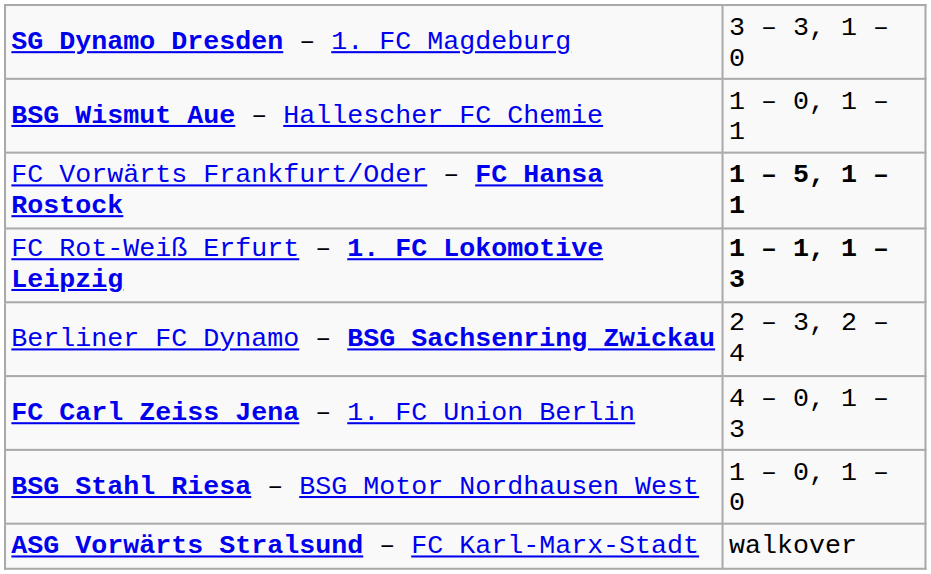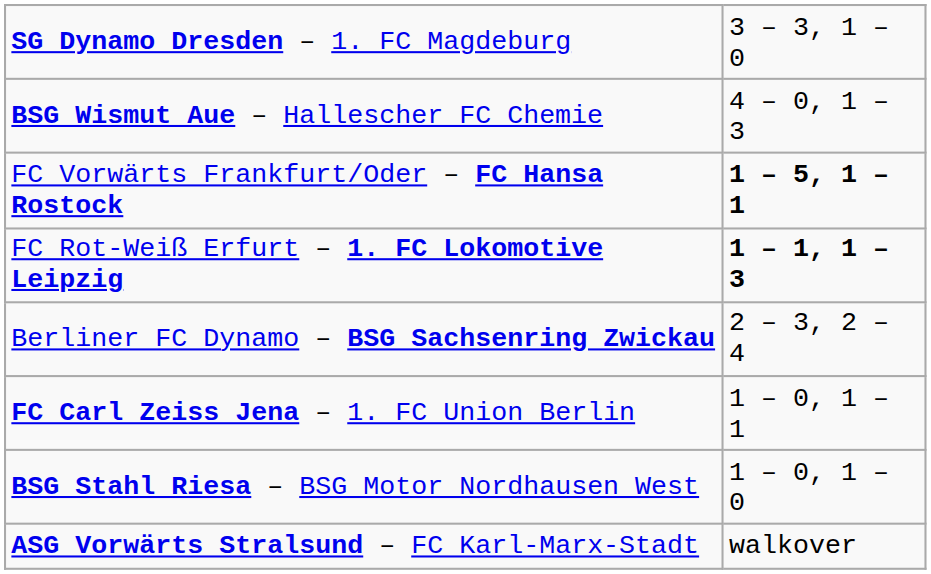(809, 116) 1 – 0, 1 – 1 -> (809, 116) 4 – 0, 1 – 3
(809, 413) 4 – 0, 1 – 3 -> (809, 413) 1 – 0, 1 – 1
